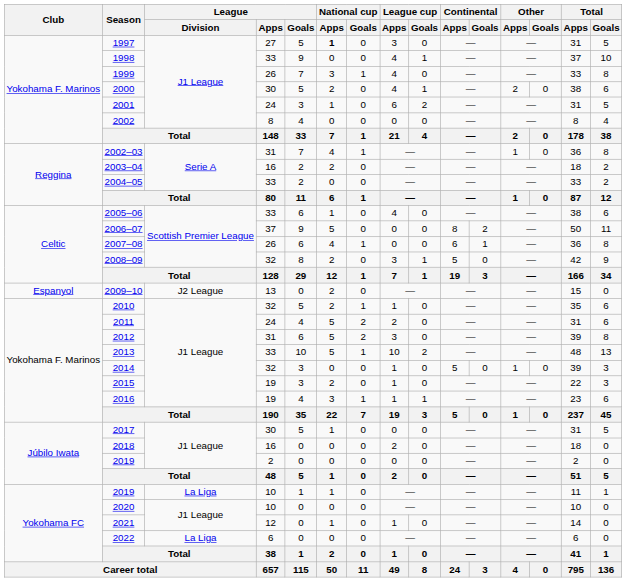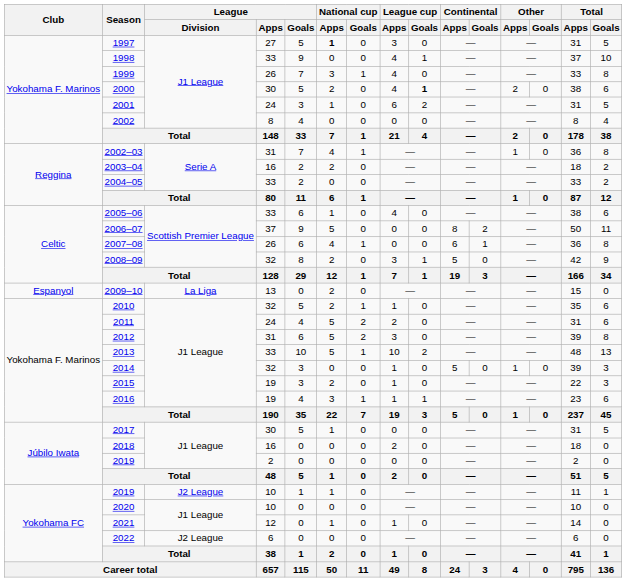(424, 89) normal -> (424, 89) bold
(200, 290) J2 League -> (200, 290) La Liga
(200, 492) La Liga -> (200, 492) J2 League
(200, 538) La Liga -> (200, 538) J2 League
